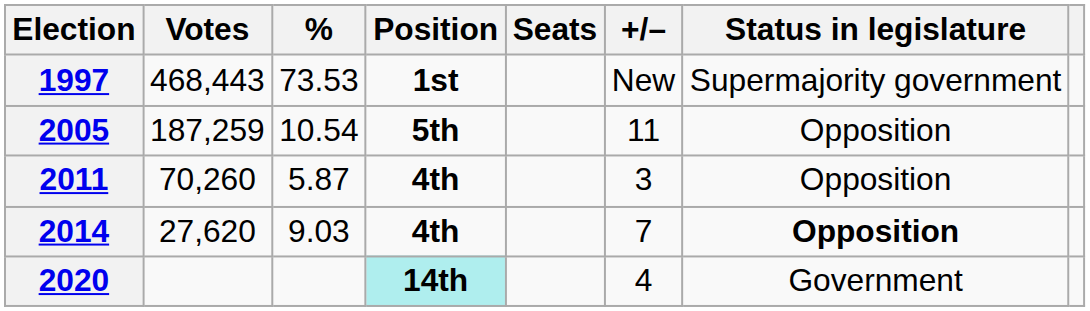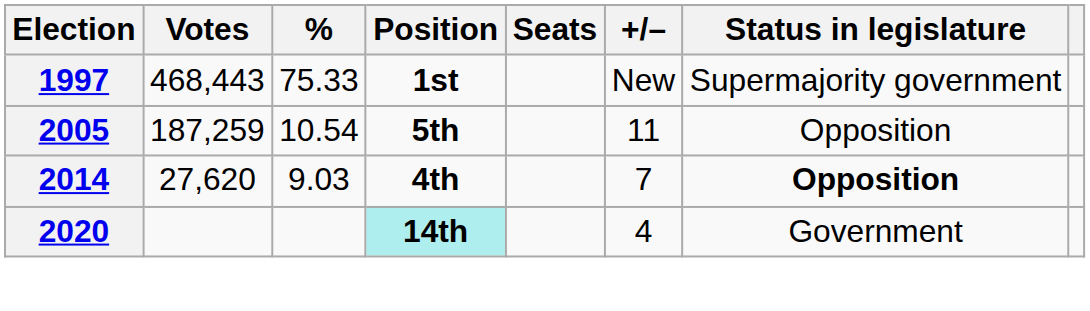(319, 79) 73.53 -> (319, 79) 75.33
- row: (74, 180)
